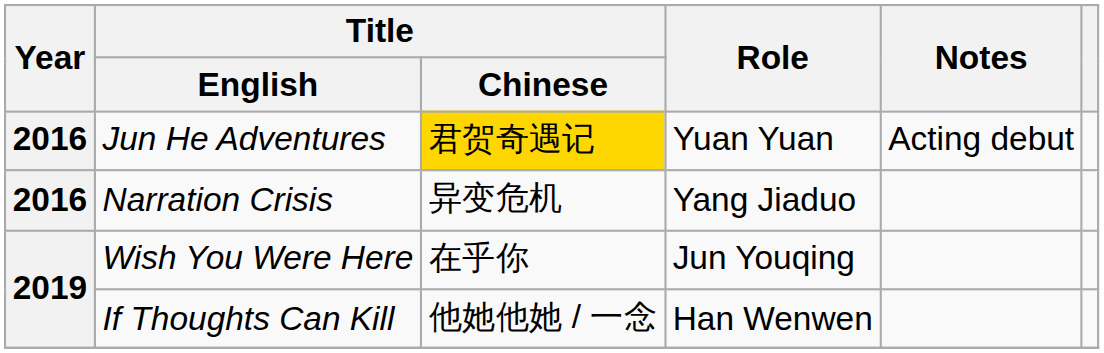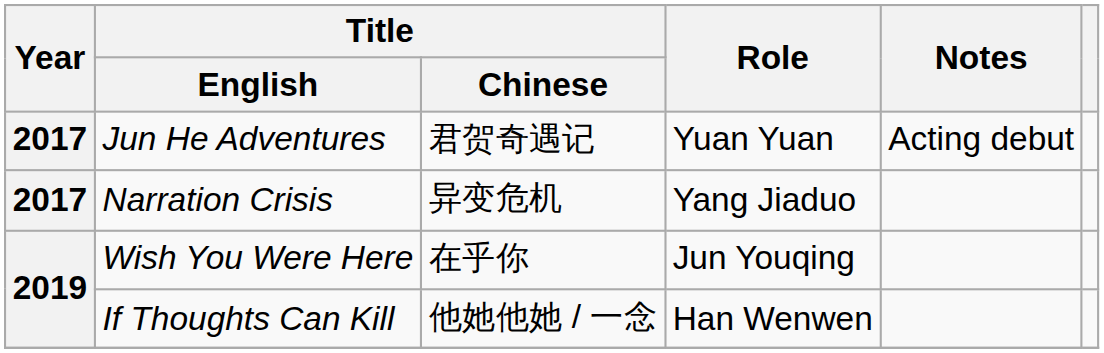(50, 140) 2016 -> (50, 140) 2017
(512, 139) gold background -> (512, 139) no background
(50, 199) 2016 -> (50, 199) 2017
